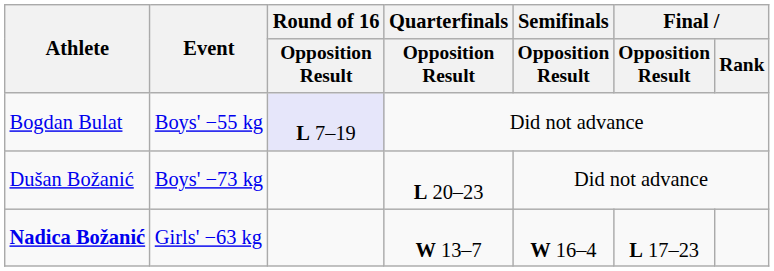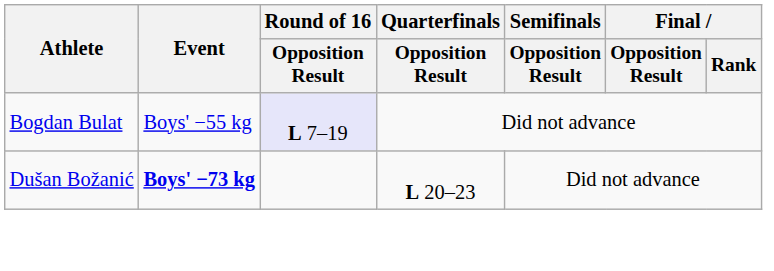(209, 180) normal -> (199, 180) bold
- row: (77, 237)
